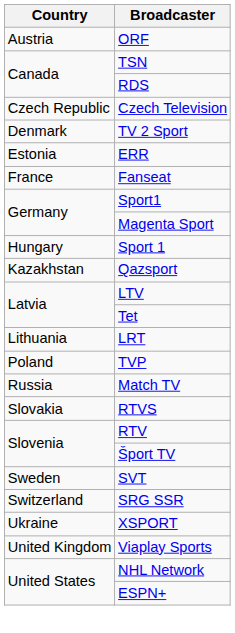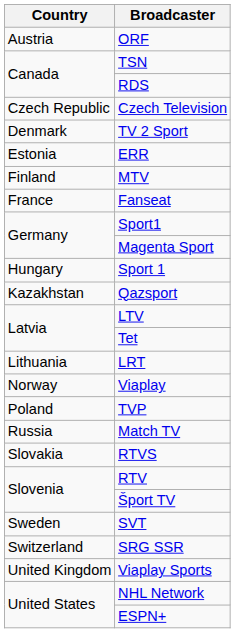+ row: (133, 177)
+ row: (142, 385)
- row: (148, 524)
